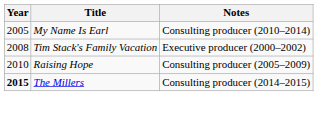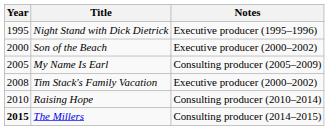+ row: (101, 30)
+ row: (70, 47)
(236, 30) Consulting producer (2010–2014) -> (247, 64) Consulting producer (2005–2009)
(236, 64) Consulting producer (2005–2009) -> (247, 99) Consulting producer (2010–2014)
